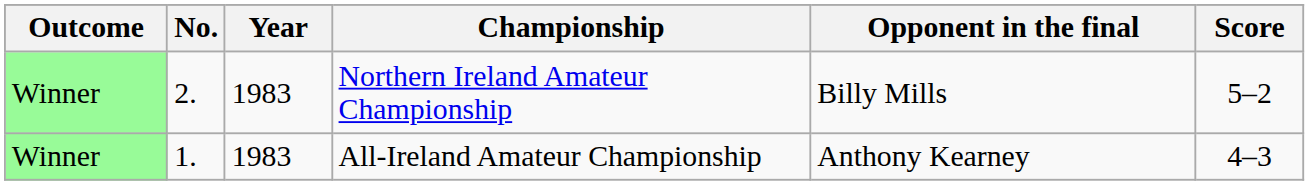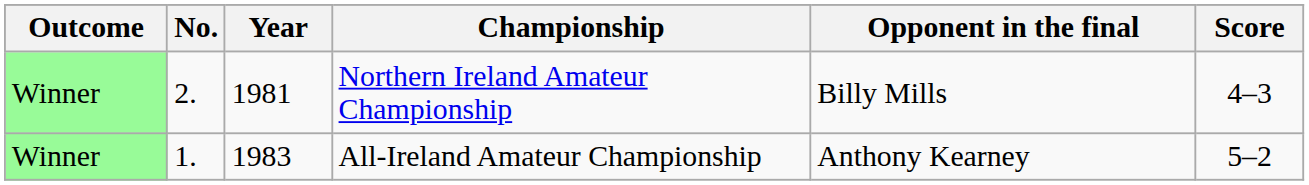(262, 92) 1983 -> (262, 92) 1981
(1250, 92) 5–2 -> (1250, 92) 4–3
(1250, 155) 4–3 -> (1250, 155) 5–2
